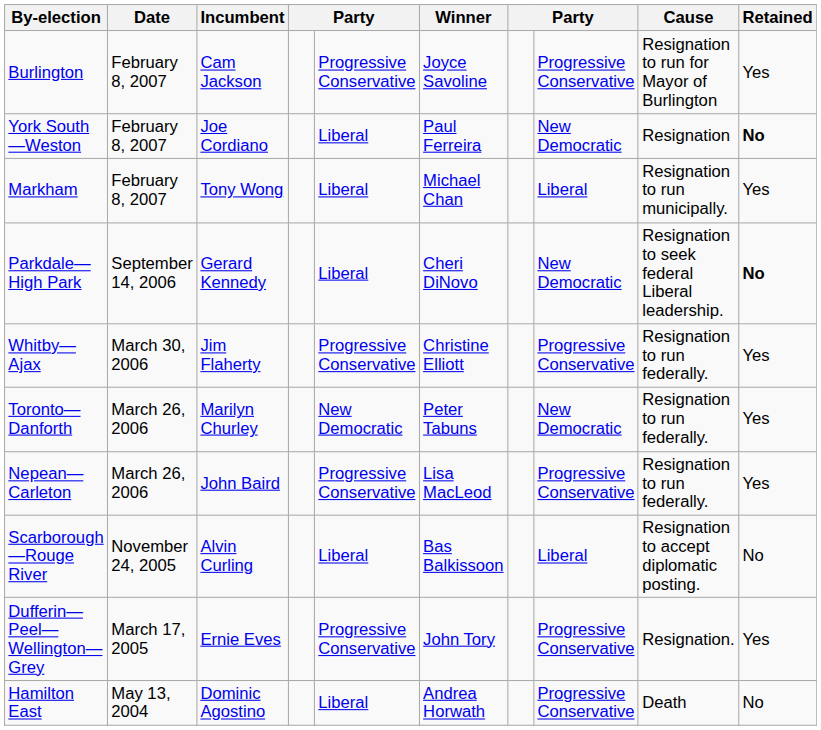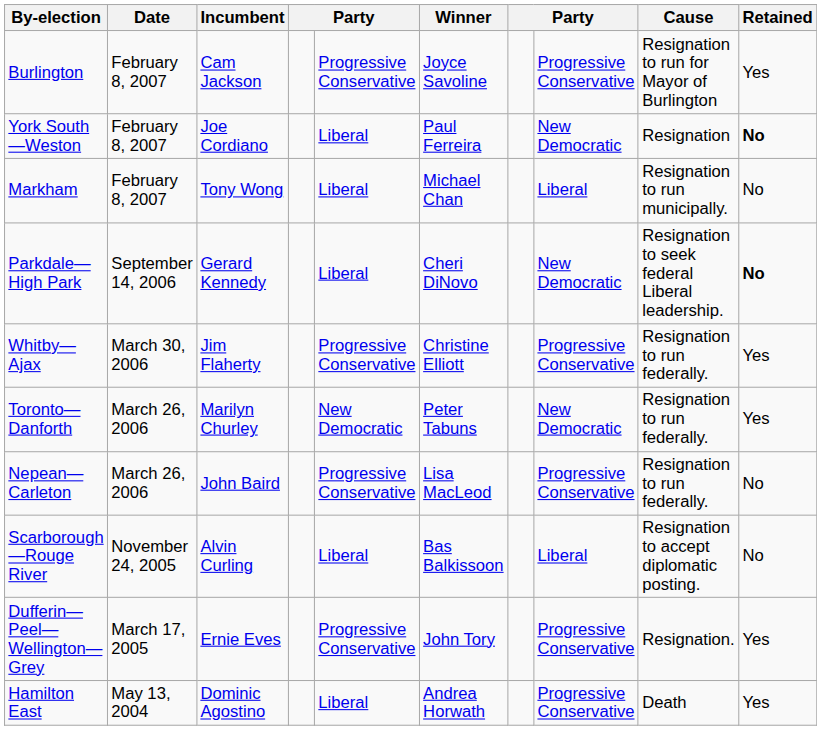(756, 190) Yes -> (753, 190) No
(756, 483) Yes -> (753, 483) No
(753, 702) No -> (756, 702) Yes
